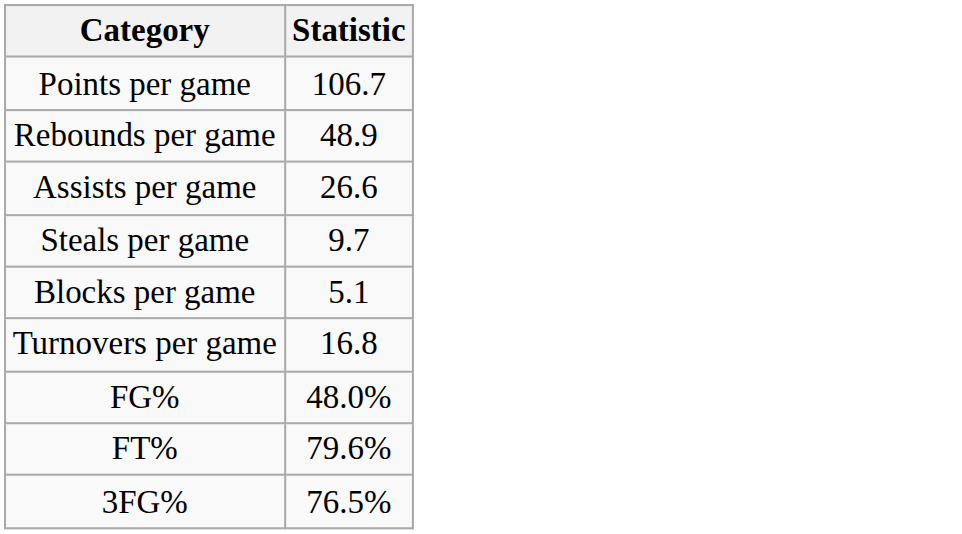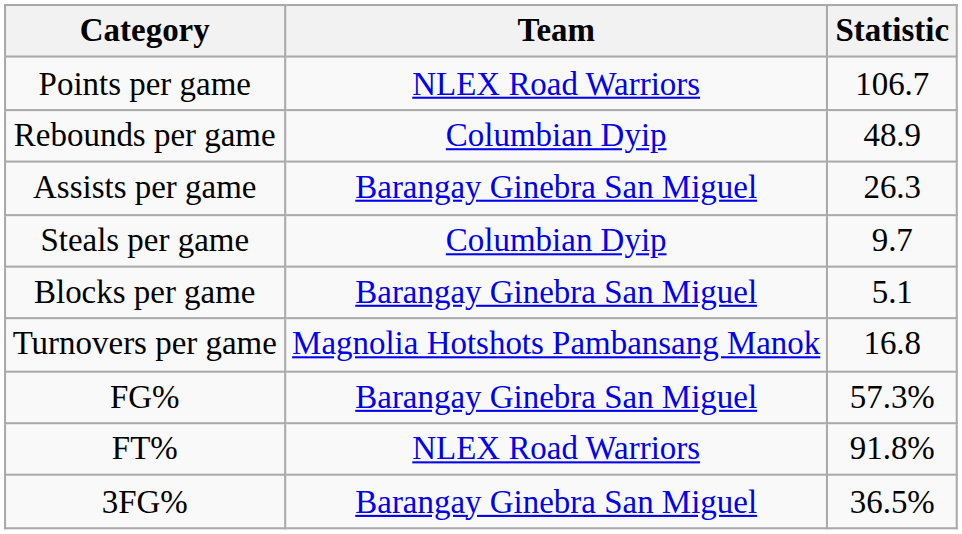+ column: (556, 30)
(349, 187) 26.6 -> (892, 187) 26.3
(349, 396) 48.0% -> (892, 396) 57.3%
(349, 448) 79.6% -> (892, 448) 91.8%
(349, 501) 76.5% -> (892, 501) 36.5%
